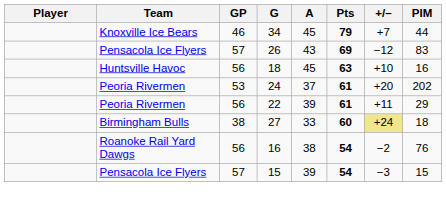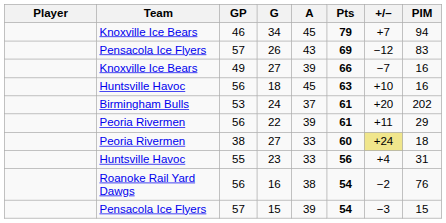(422, 31) 44 -> (422, 31) 94
+ row: (238, 68)
(142, 86) Peoria Rivermen -> (144, 104) Birmingham Bulls
(144, 123) Birmingham Bulls -> (142, 141) Peoria Rivermen
+ row: (238, 159)
